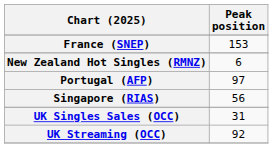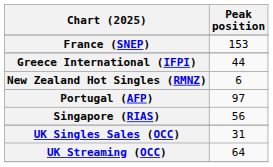+ row: (107, 62)
(239, 134) 92 -> (239, 152) 64
